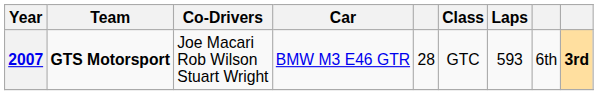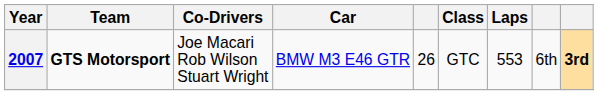(426, 60) 28 -> (426, 60) 26
(510, 60) 593 -> (510, 60) 553
